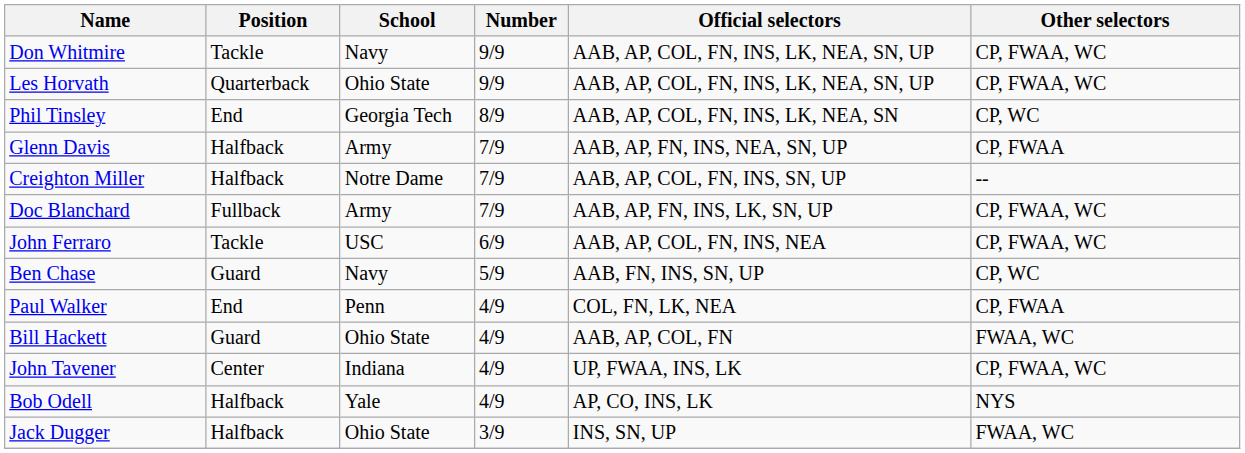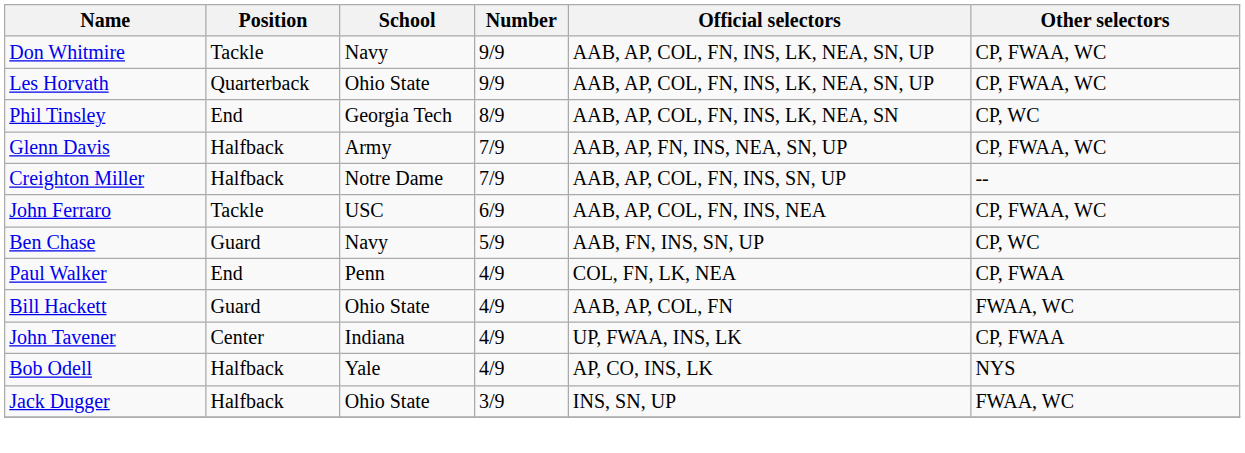(1020, 147) CP, FWAA -> (1041, 147) CP, FWAA, WC
- row: (69, 210)
(1041, 369) CP, FWAA, WC -> (1020, 337) CP, FWAA
